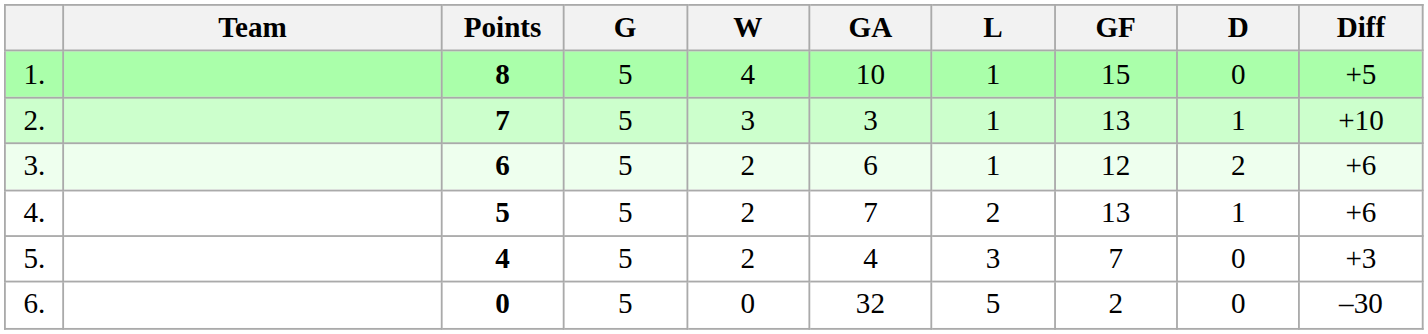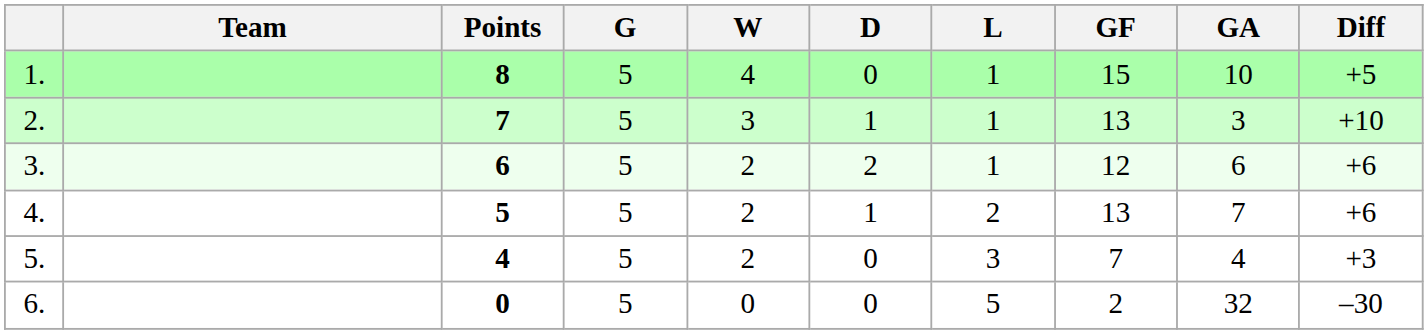columns swapped: (1238, 27) <-> (870, 27)
